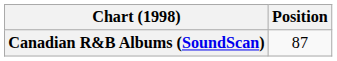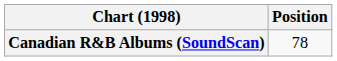(300, 42) 87 -> (300, 42) 78
